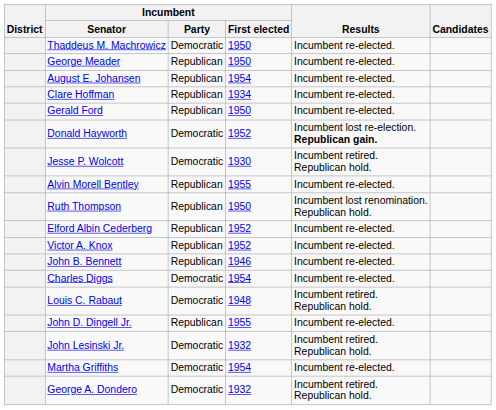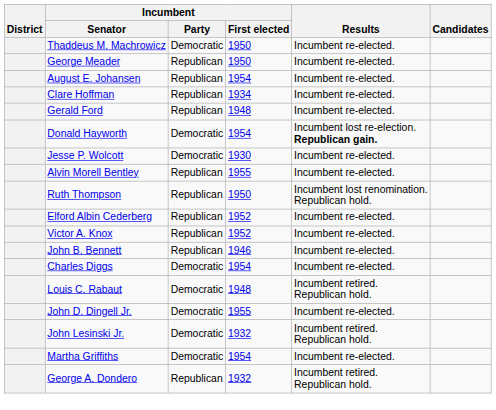(240, 111) 1950 -> (240, 111) 1948
(240, 134) 1952 -> (240, 134) 1954
(336, 162) Incumbent retired. Republican hold. -> (344, 156) Incumbent re-elected.
(197, 323) Republican -> (197, 311) Democratic
(197, 390) Democratic -> (197, 378) Republican
